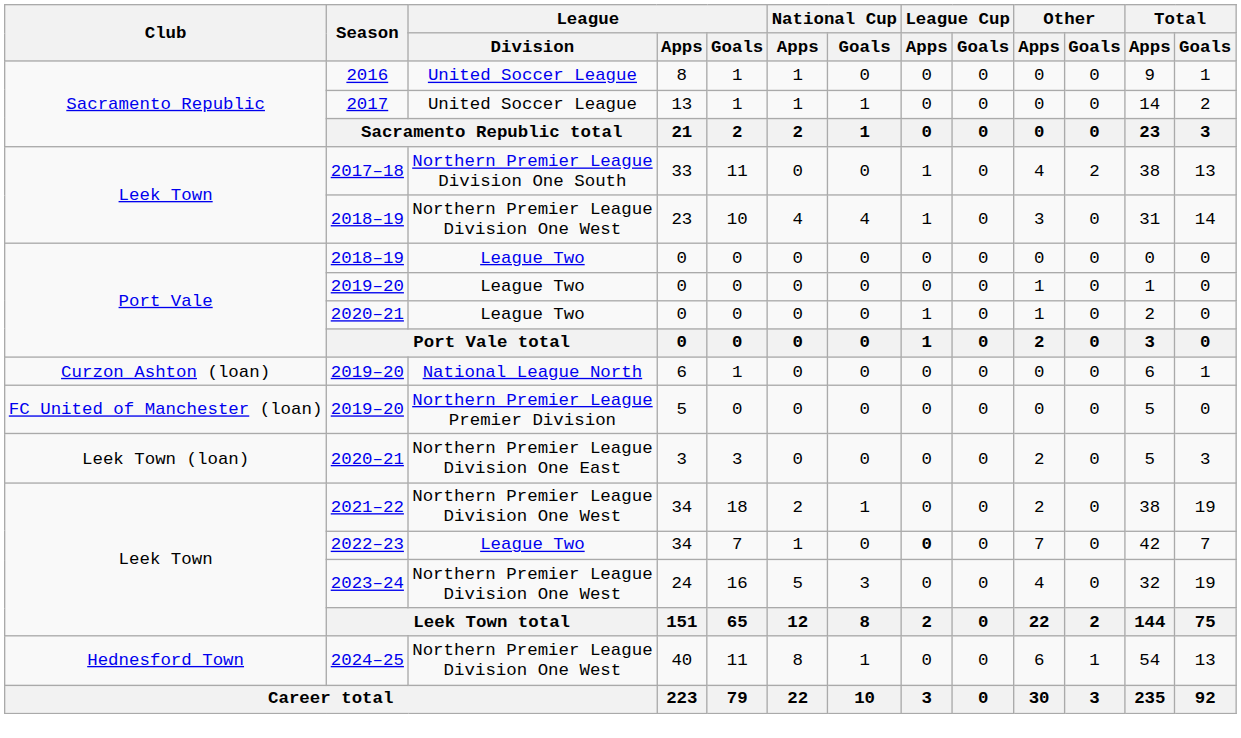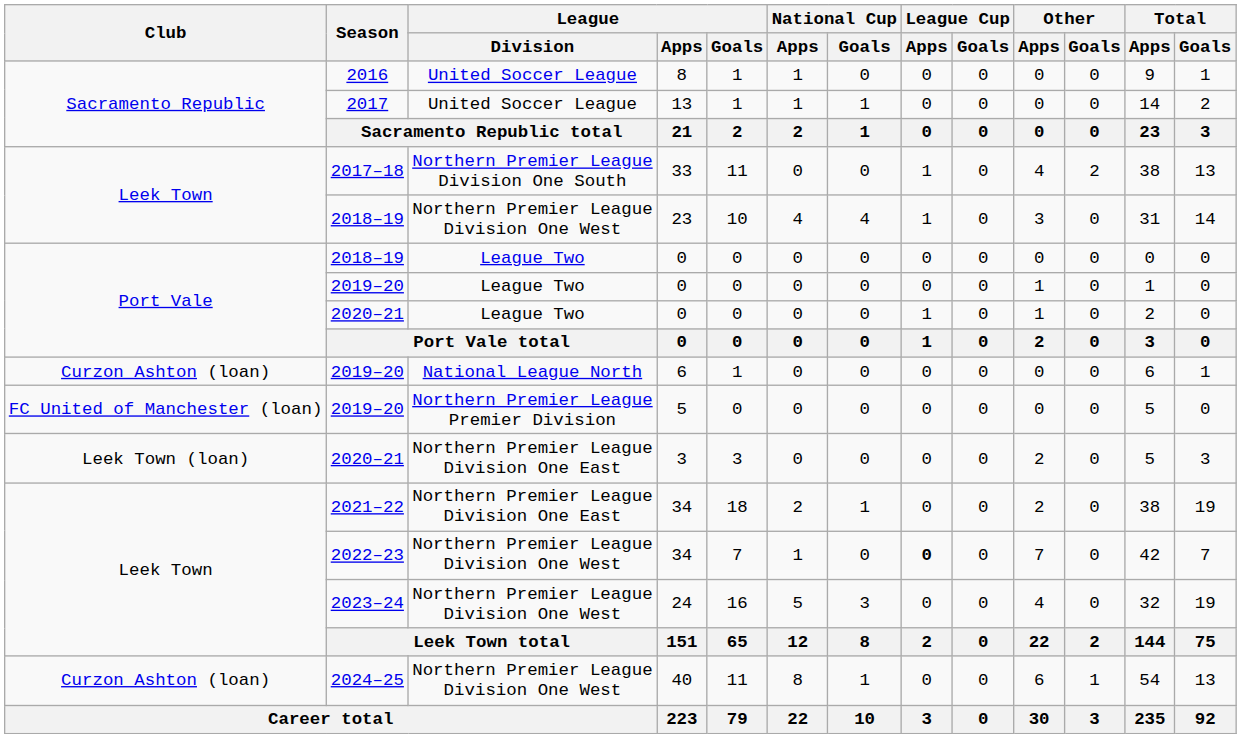(532, 507) Northern Premier League Division One West -> (532, 507) Northern Premier League Division One East
(532, 545) League Two -> (532, 555) Northern Premier League Division One West
(166, 661) Hednesford Town -> (166, 681) Curzon Ashton (loan)
